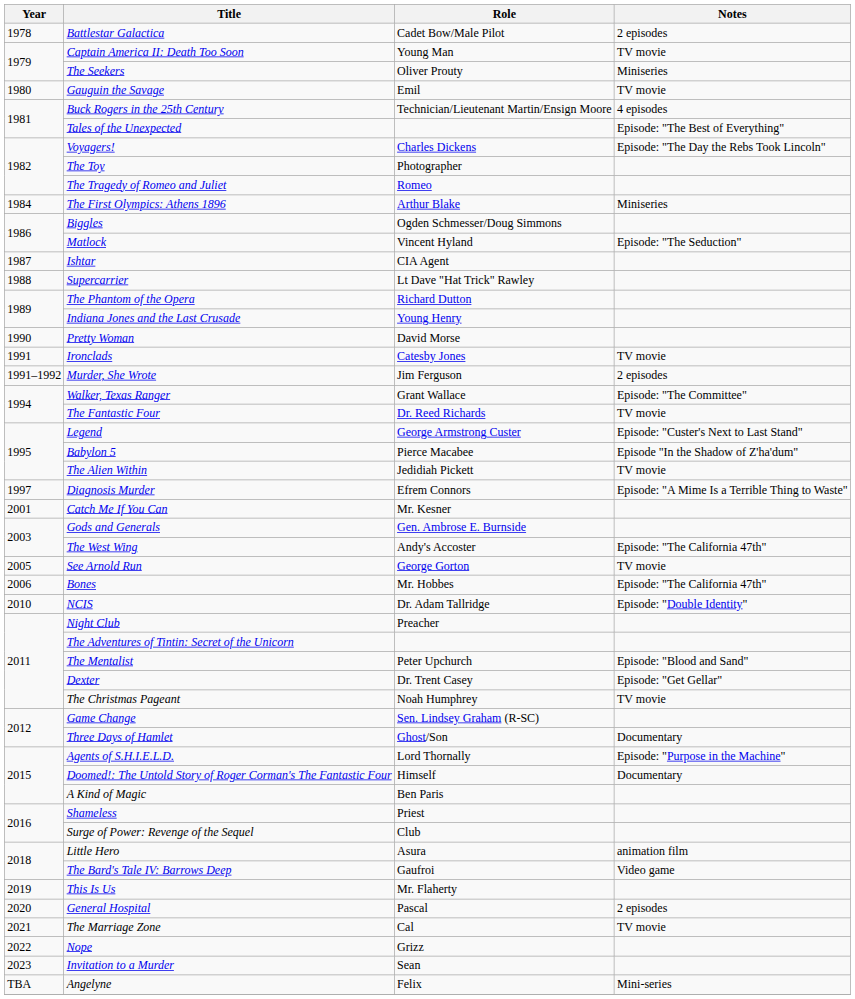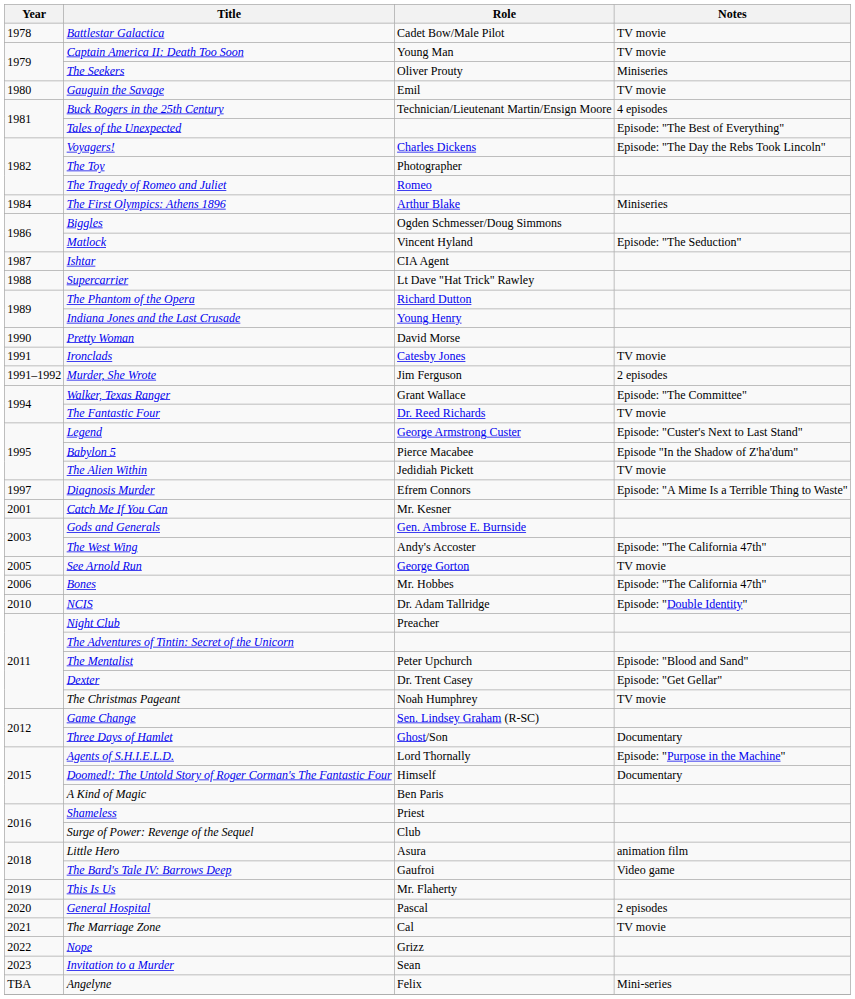(642, 33) 2 episodes -> (641, 33) TV movie
